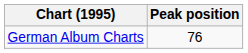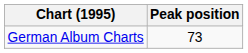(195, 37) 76 -> (195, 37) 73
